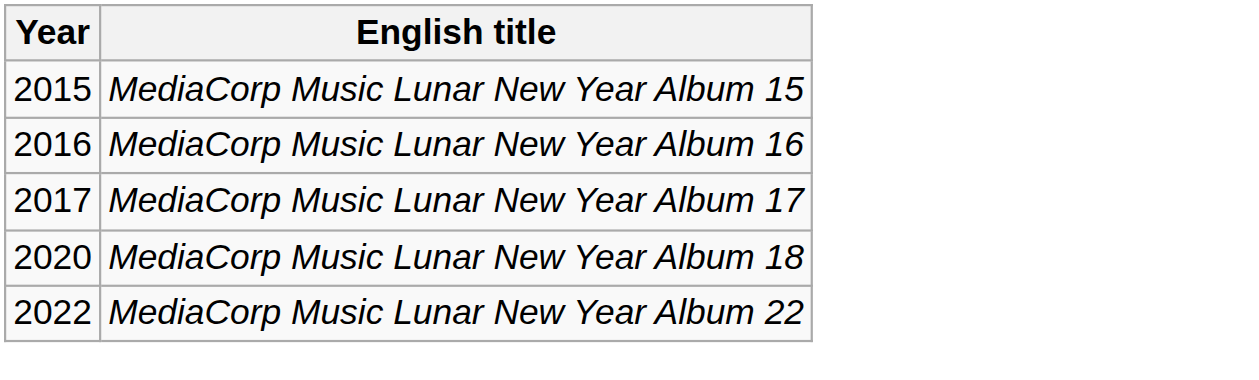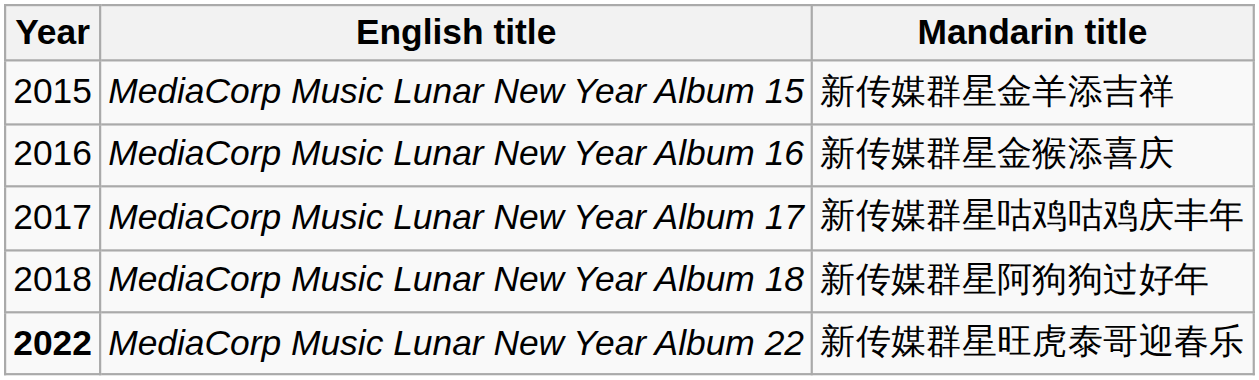+ column: (1032, 32)
(53, 256) 2020 -> (53, 280) 2018
(53, 312) normal -> (53, 342) bold
